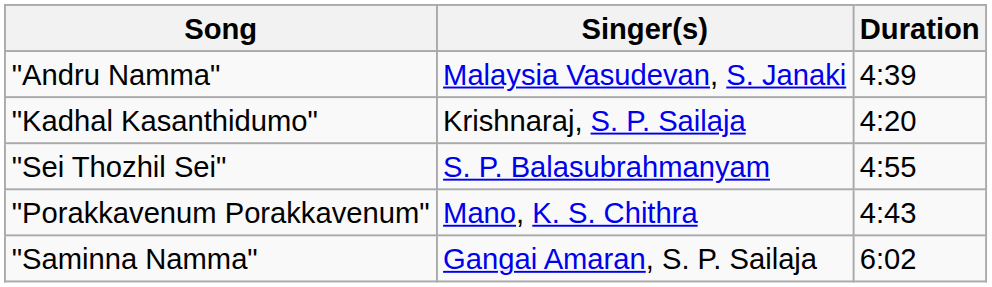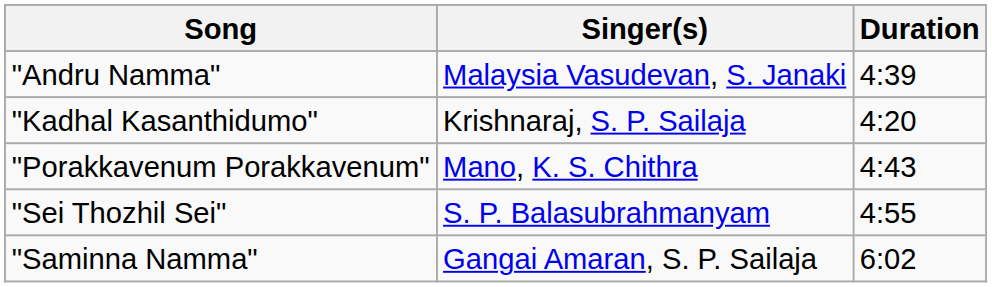rows swapped: (221, 213) <-> (119, 167)
